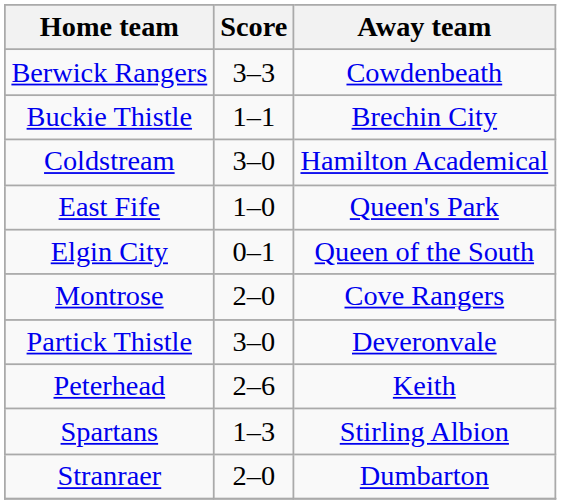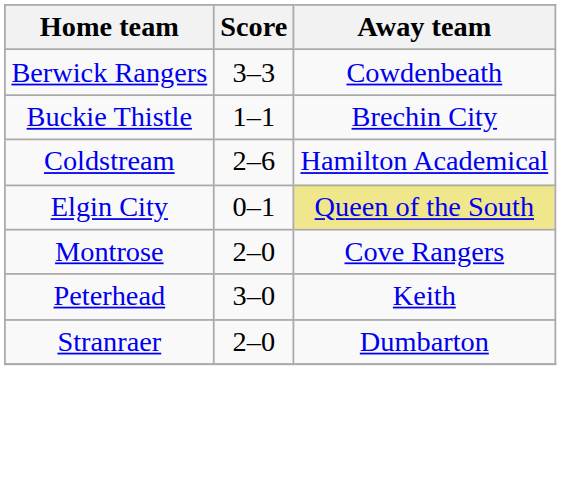(254, 161) 3–0 -> (254, 161) 2–6
- row: (109, 206)
(424, 251) no background -> (424, 206) khaki background
- row: (109, 341)
(254, 386) 2–6 -> (254, 296) 3–0
- row: (109, 431)
